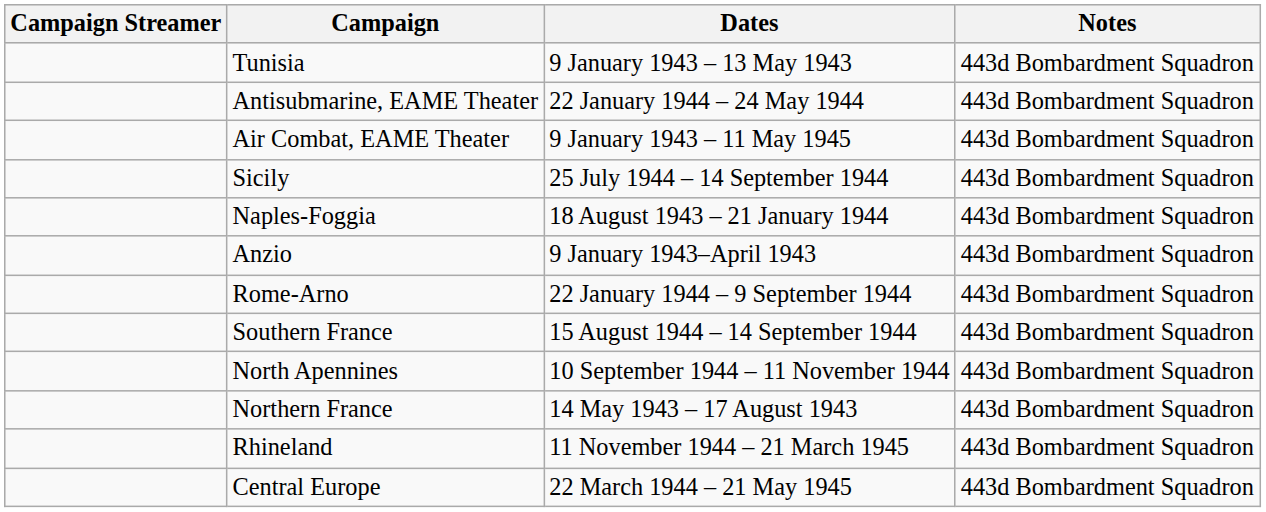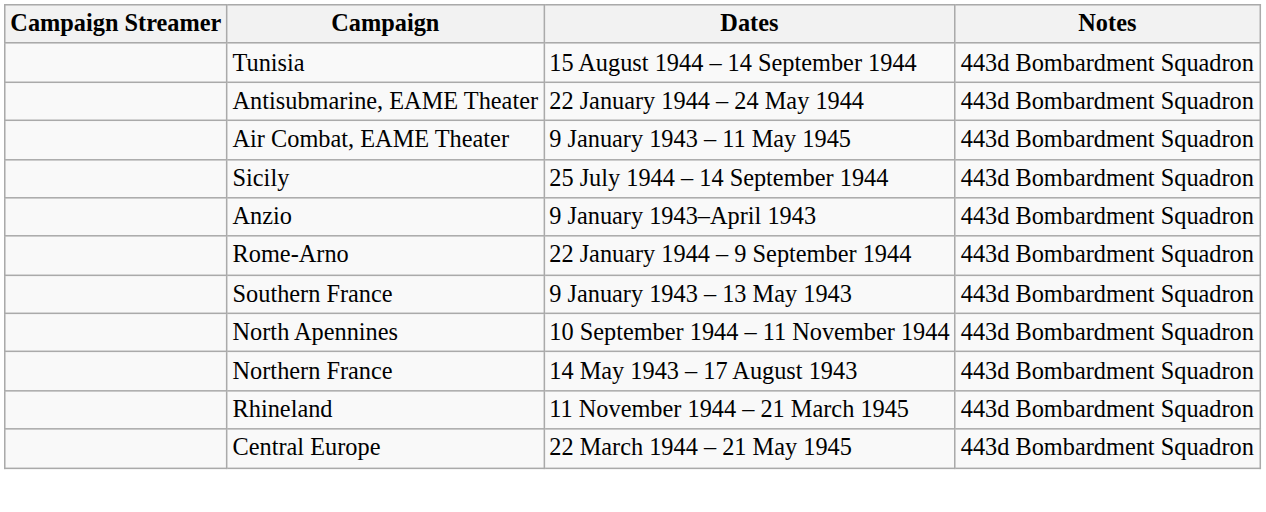(701, 62) 9 January 1943 – 13 May 1943 -> (733, 62) 15 August 1944 – 14 September 1944
- row: (304, 216)
(733, 332) 15 August 1944 – 14 September 1944 -> (701, 293) 9 January 1943 – 13 May 1943
